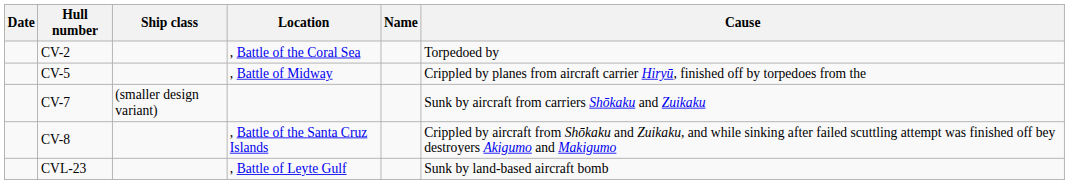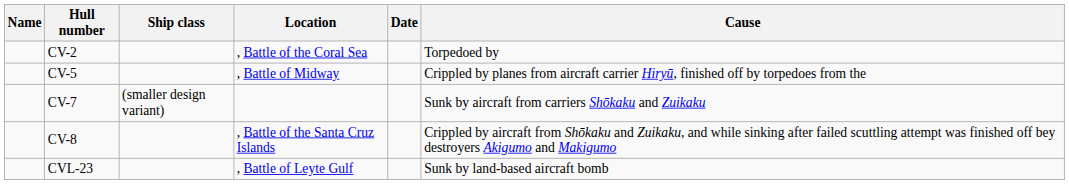columns swapped: (401, 22) <-> (21, 22)
